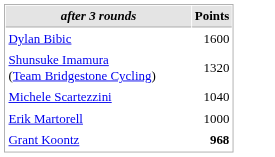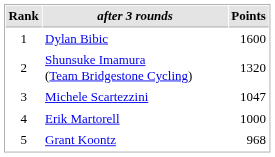+ column: (24, 16)
(216, 97) 1040 -> (253, 97) 1047
(220, 140) bold -> (256, 140) normal
